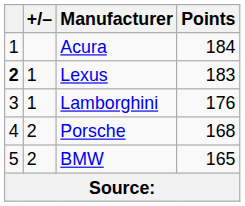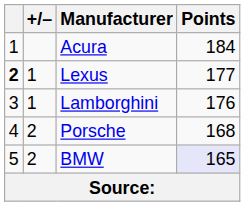(221, 75) 183 -> (221, 75) 177
(221, 160) no background -> (221, 160) lavender background
